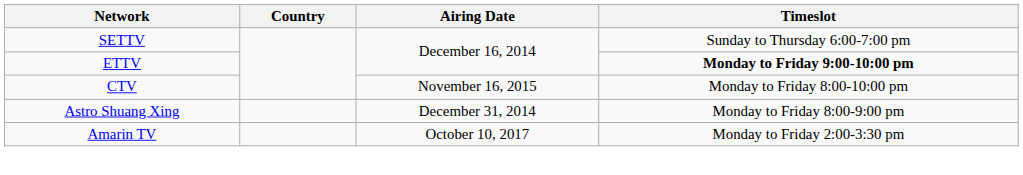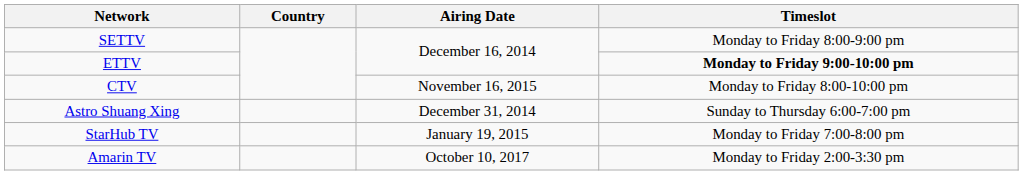(808, 39) Sunday to Thursday 6:00-7:00 pm -> (808, 39) Monday to Friday 8:00-9:00 pm
(808, 110) Monday to Friday 8:00-9:00 pm -> (808, 110) Sunday to Thursday 6:00-7:00 pm
+ row: (122, 134)
